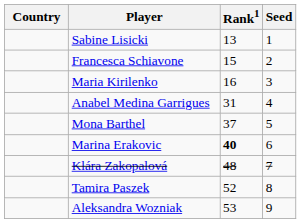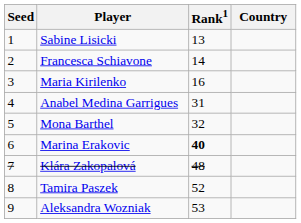columns swapped: (37, 16) <-> (279, 16)
(230, 60) 15 -> (198, 60) 14
(230, 123) 37 -> (198, 123) 32
